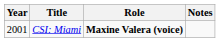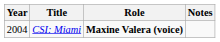(17, 29) 2001 -> (17, 29) 2004
